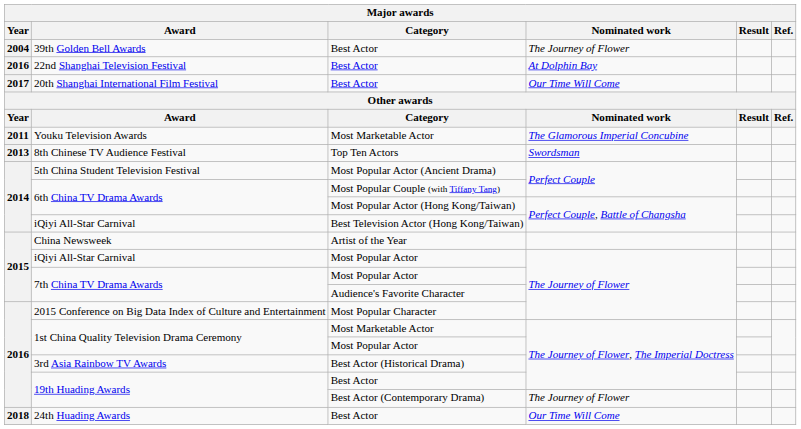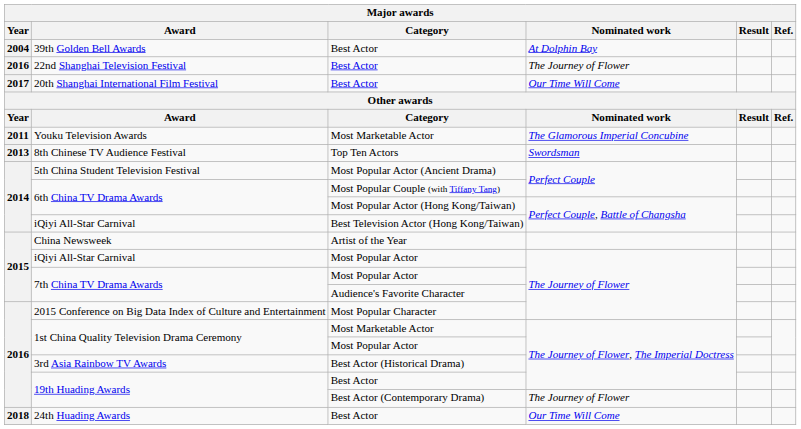(579, 48) The Journey of Flower -> (563, 48) At Dolphin Bay
(563, 65) At Dolphin Bay -> (579, 65) The Journey of Flower
